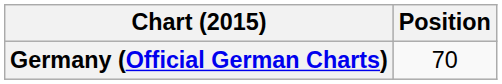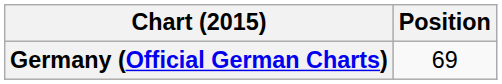(445, 60) 70 -> (445, 60) 69
